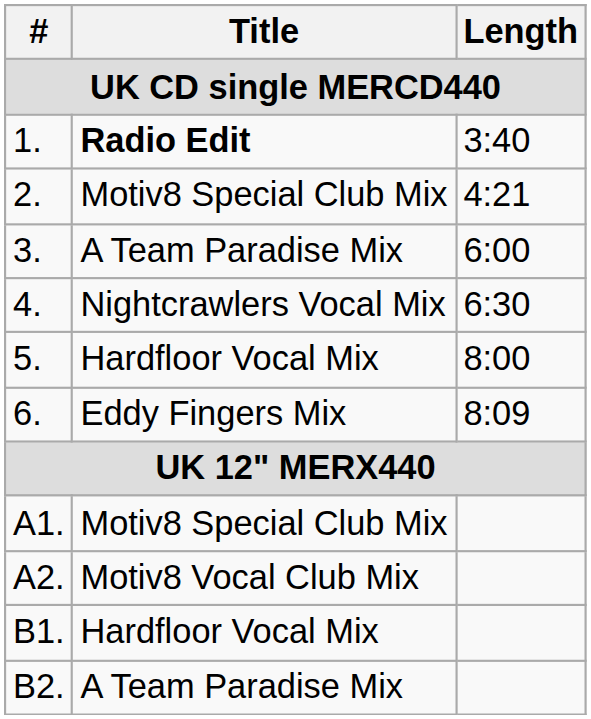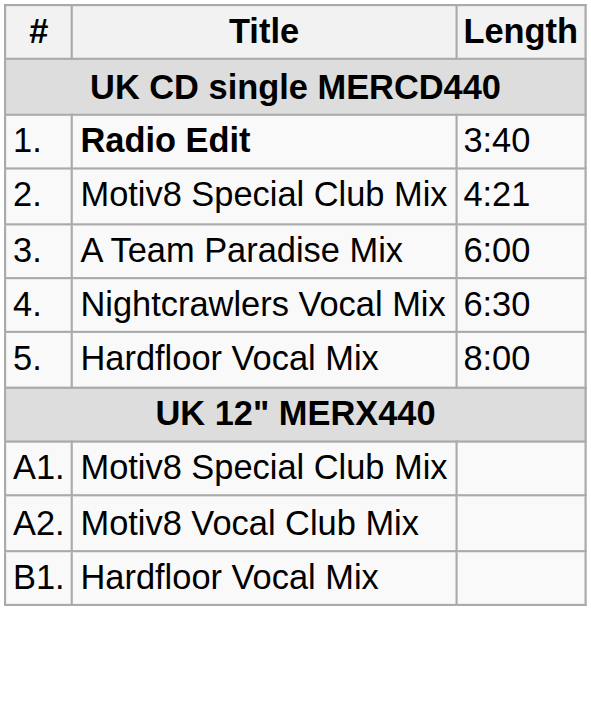- row: (27, 413)
- row: (39, 686)
